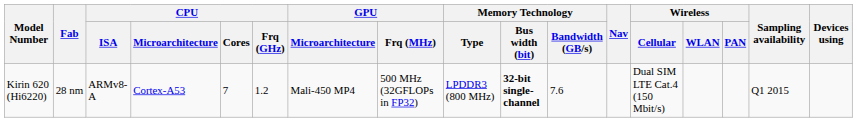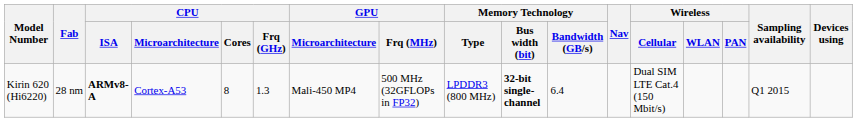(108, 90) normal -> (108, 90) bold
(225, 90) 7 -> (227, 90) 8
(262, 90) 1.2 -> (263, 90) 1.3
(557, 90) 7.6 -> (557, 90) 6.4
